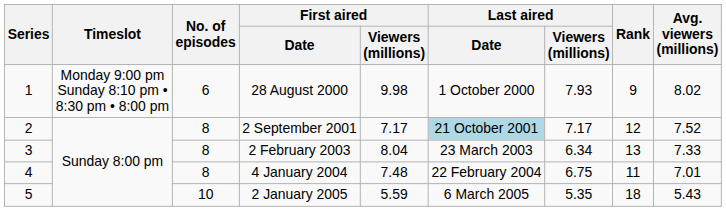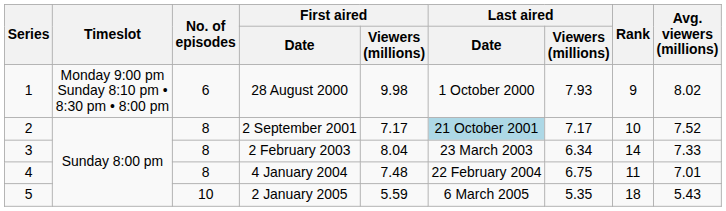(633, 128) 12 -> (633, 128) 10
(633, 150) 13 -> (633, 150) 14
